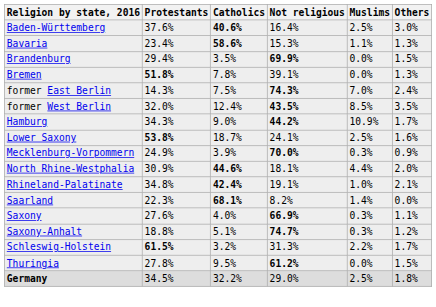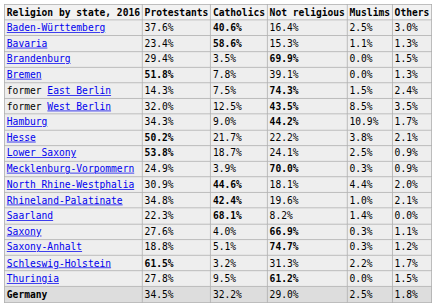(361, 91) 7.0% -> (361, 91) 1.5%
(227, 106) 12.4% -> (227, 106) 12.5%
+ row: (21, 138)
(406, 138) 1.6% -> (406, 153) 0.9%
(284, 185) 19.1% -> (284, 200) 19.6%
